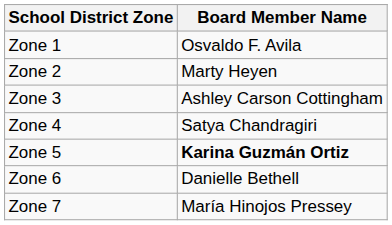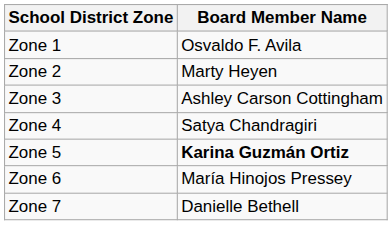(240, 179) Danielle Bethell -> (266, 179) María Hinojos Pressey
(266, 206) María Hinojos Pressey -> (240, 206) Danielle Bethell
